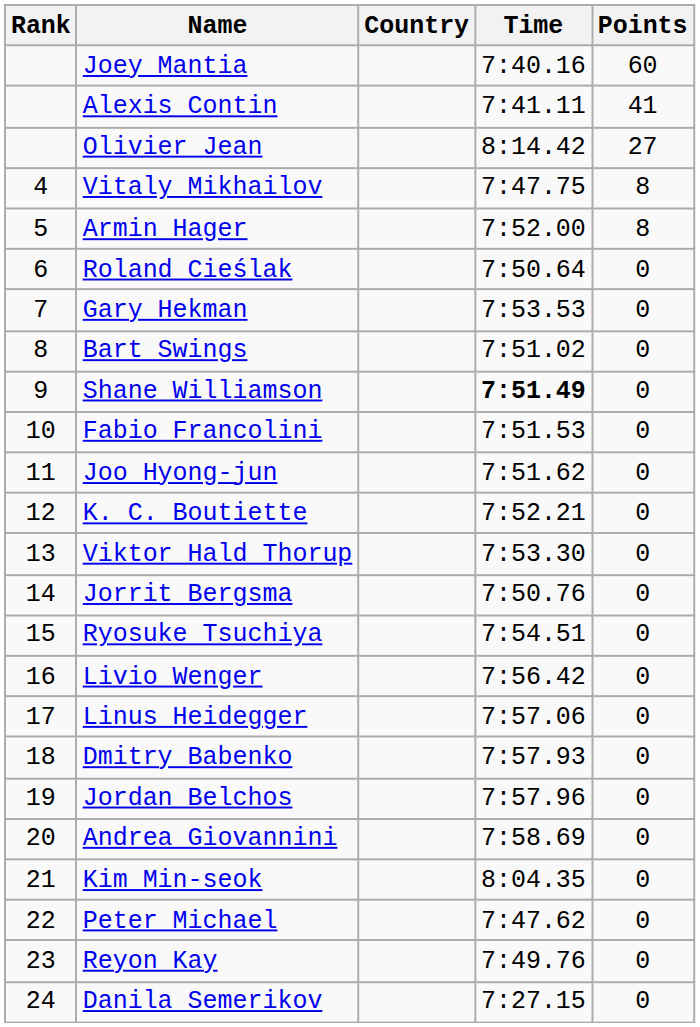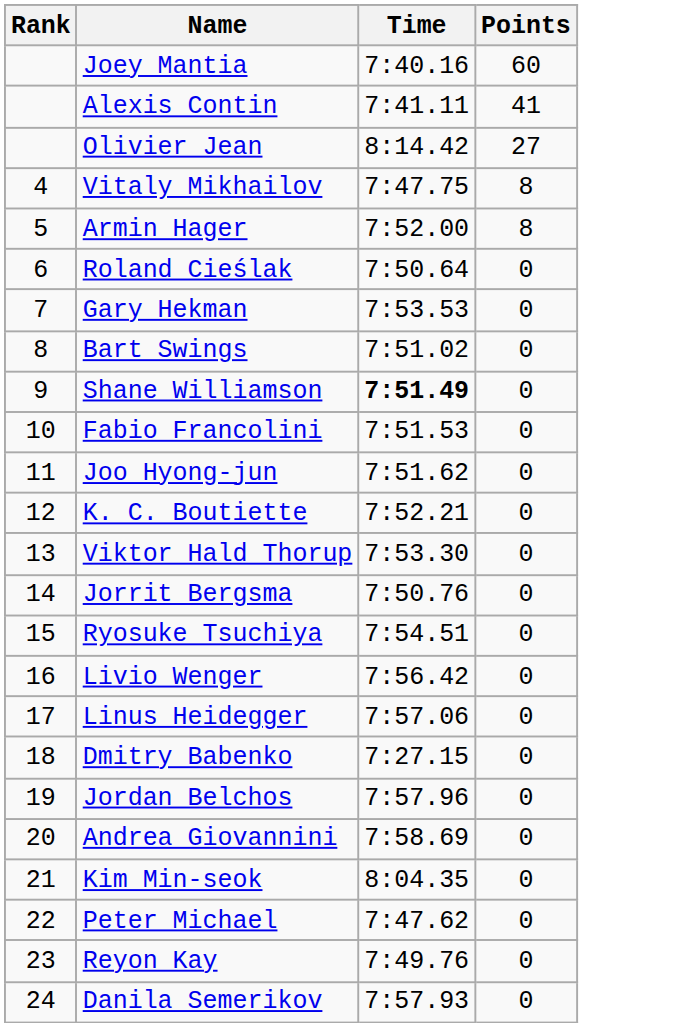- column: (417, 25)
(533, 758) 7:57.93 -> (417, 758) 7:27.15
(533, 1002) 7:27.15 -> (417, 1002) 7:57.93
